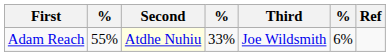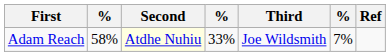(105, 39) 55% -> (105, 39) 58%
(343, 39) 6% -> (343, 39) 7%
